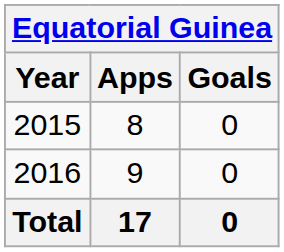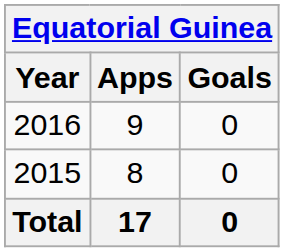rows swapped: (47, 125) <-> (47, 173)
